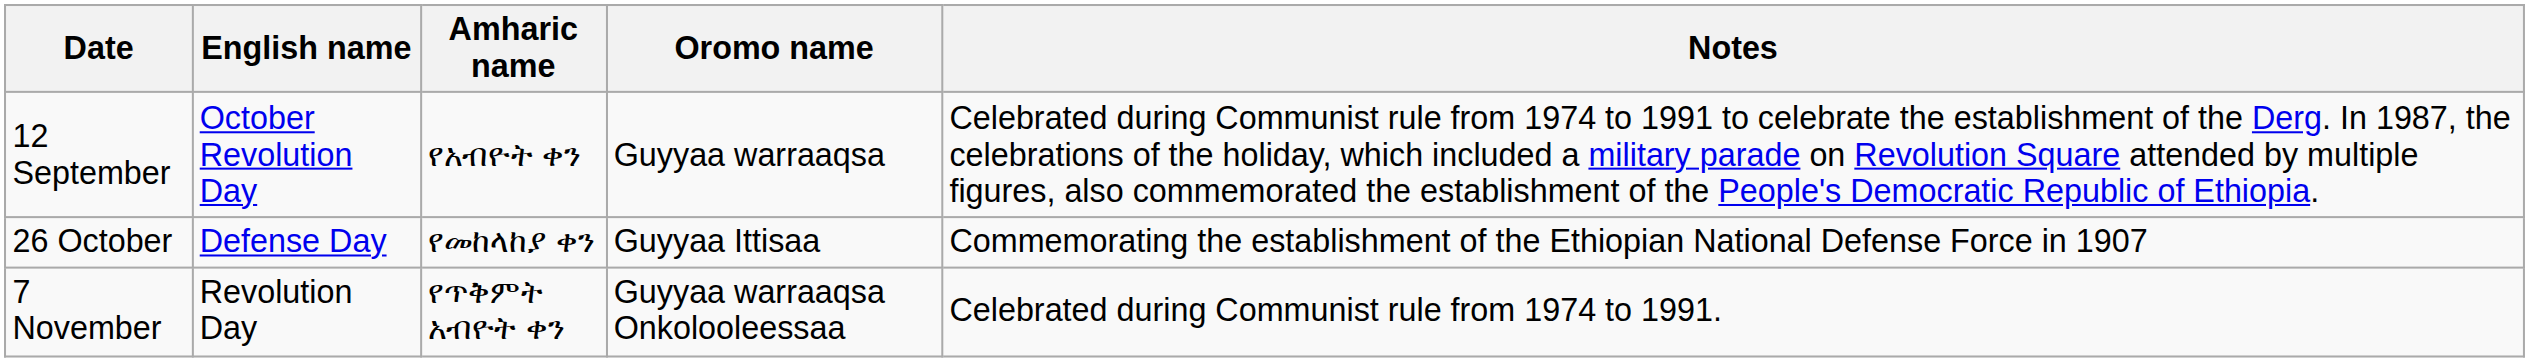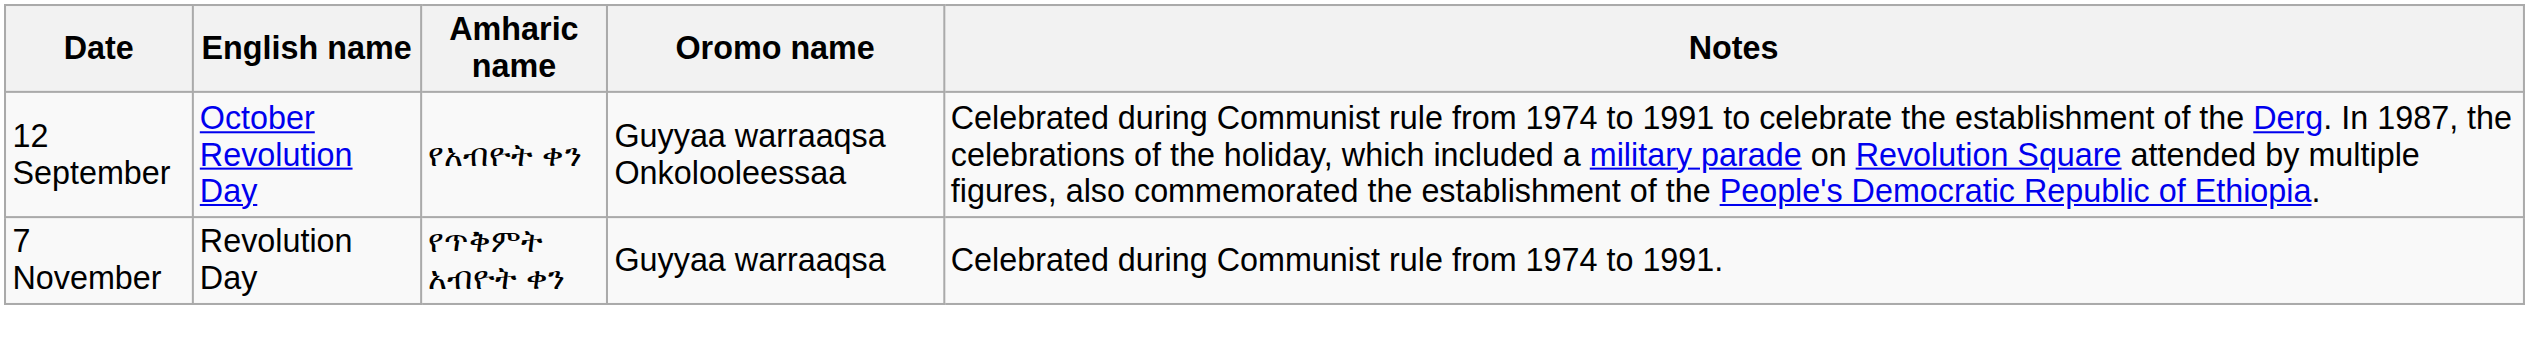(749, 154) Guyyaa warraaqsa -> (750, 154) Guyyaa warraaqsa Onkolooleessaa
- row: (92, 241)
(749, 311) Guyyaa warraaqsa Onkolooleessaa -> (750, 259) Guyyaa warraaqsa
